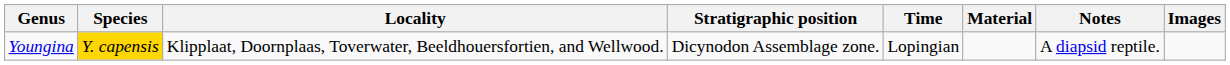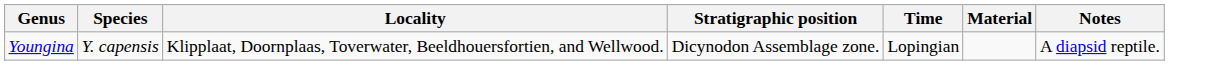- column: (1194, 18)
(120, 45) gold background -> (120, 45) no background
